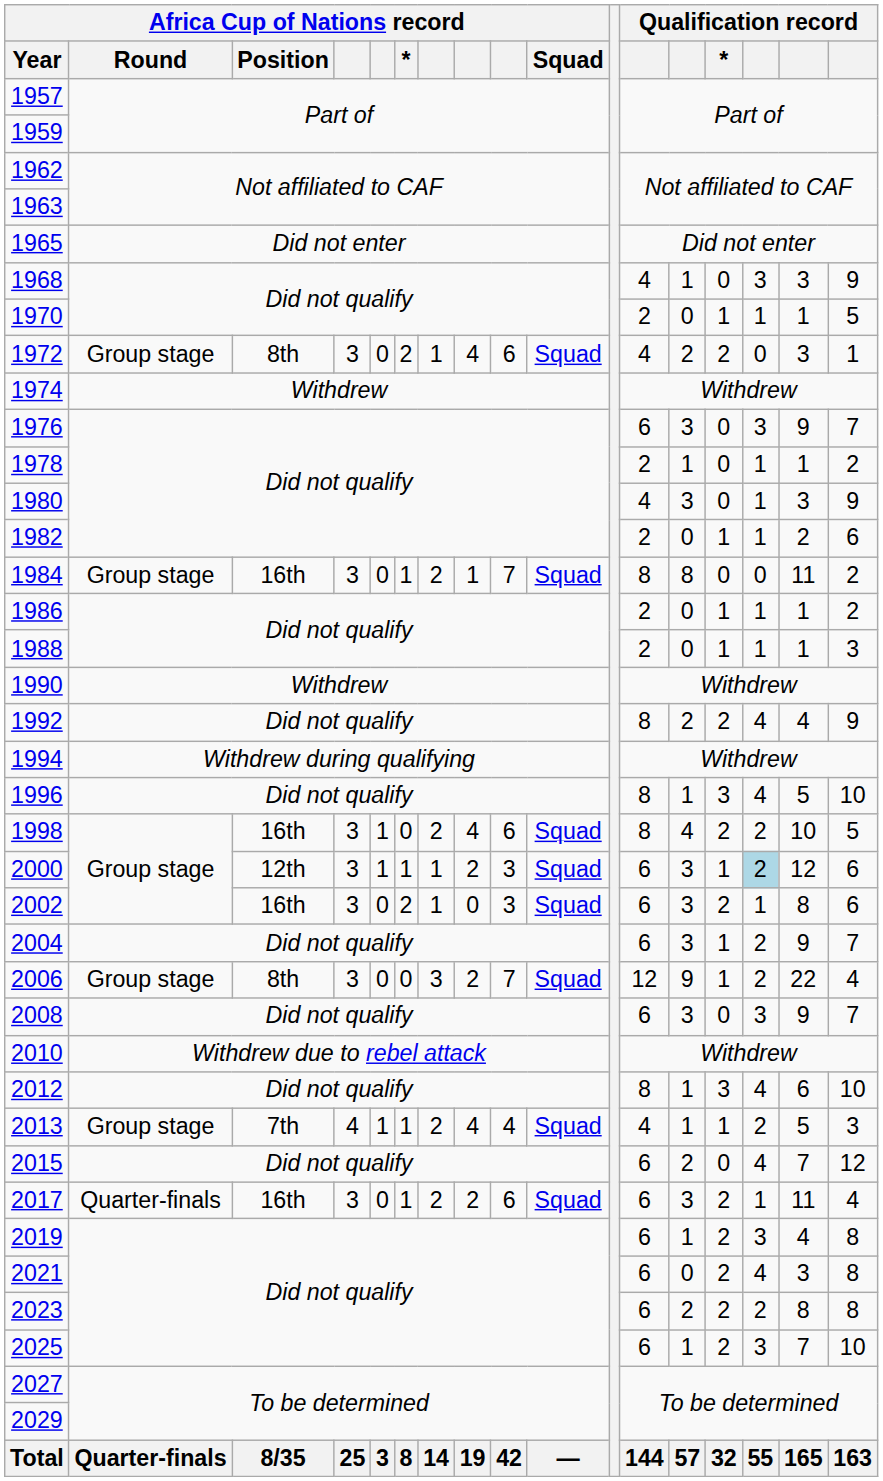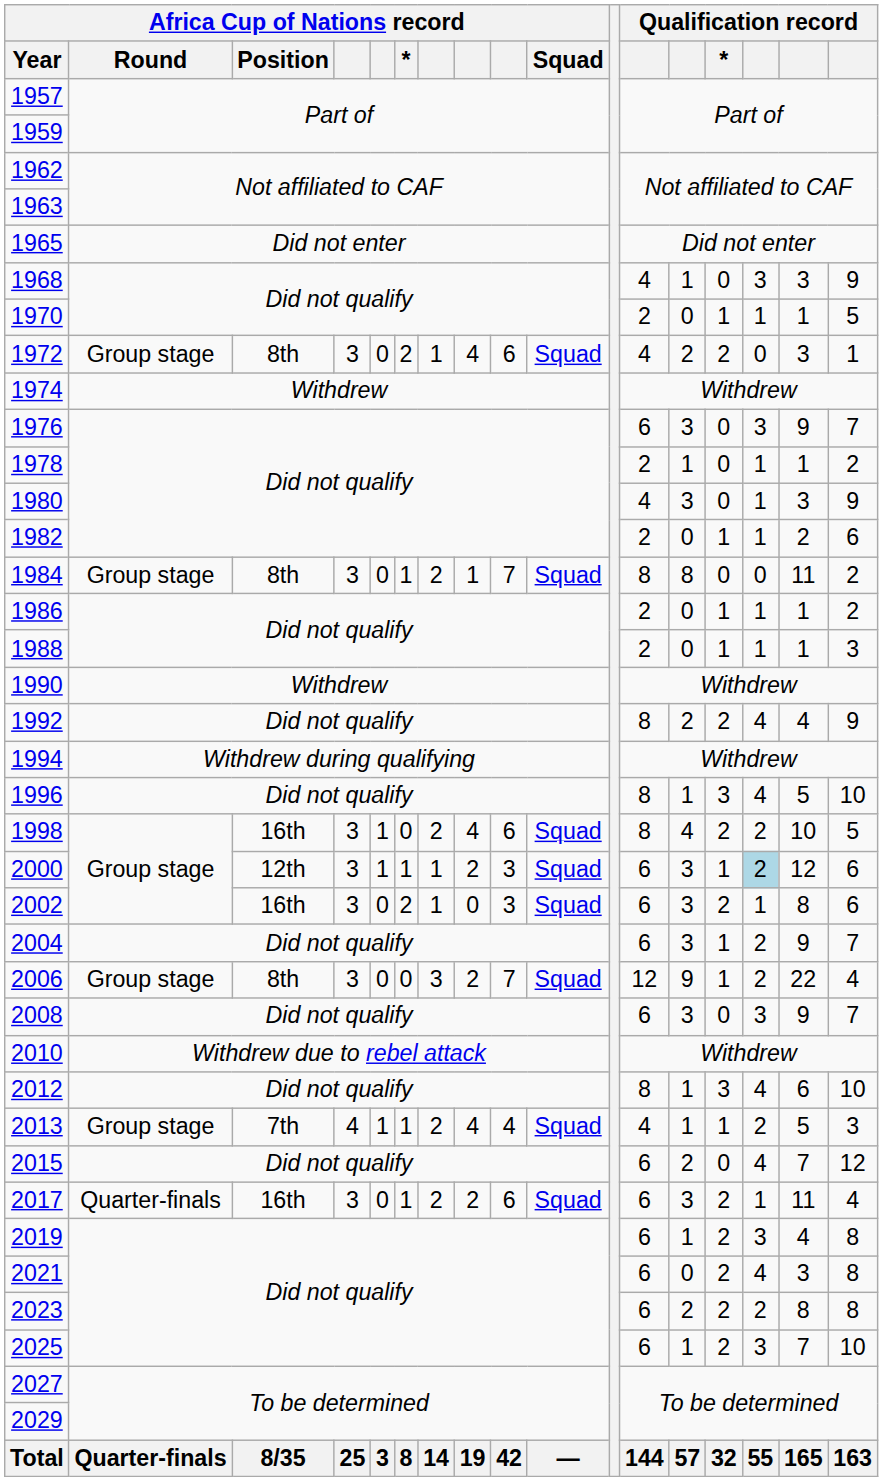(283, 574) 16th -> (283, 574) 8th
